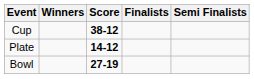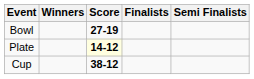rows swapped: (22, 30) <-> (22, 64)
(104, 47) no background -> (104, 47) lightyellow background
